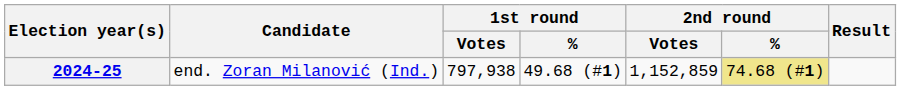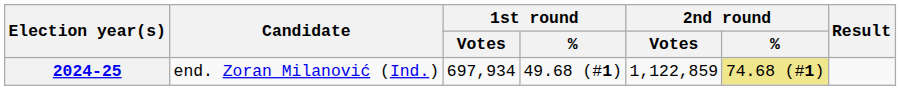(481, 71) 797,938 -> (481, 71) 697,934
(674, 71) 1,152,859 -> (674, 71) 1,122,859
